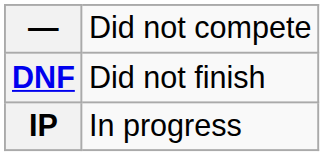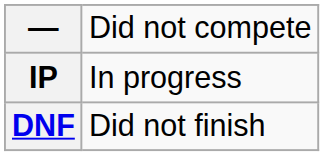rows swapped: (43, 77) <-> (43, 125)
